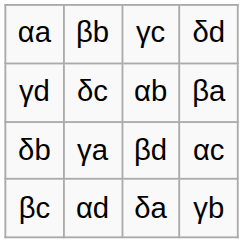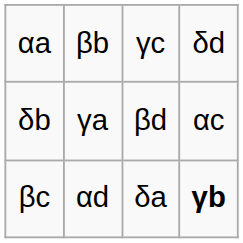- row: (34, 91)
(209, 207) normal -> (209, 198) bold
